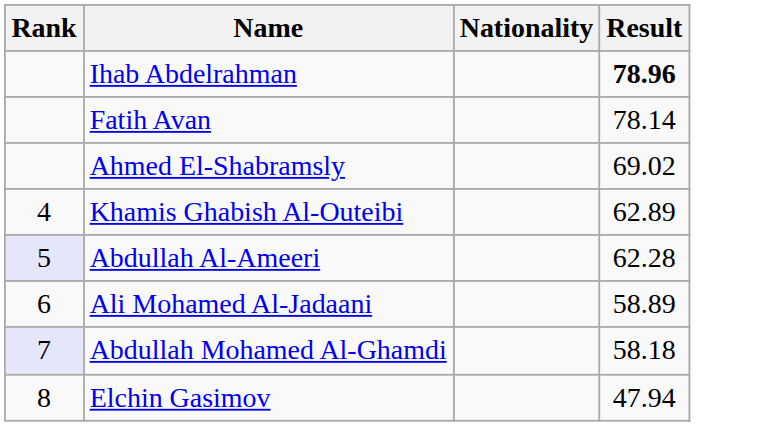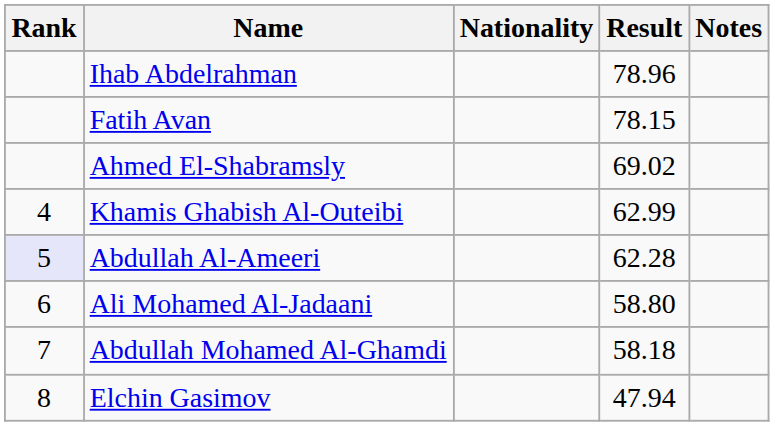+ column: (729, 27)
(644, 73) bold -> (644, 73) normal
(644, 119) 78.14 -> (644, 119) 78.15
(644, 212) 62.89 -> (644, 212) 62.99
(644, 304) 58.89 -> (644, 304) 58.80
(44, 350) lavender background -> (44, 350) no background
